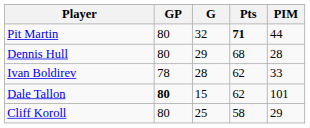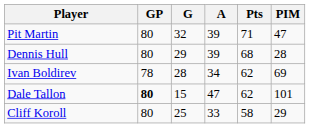+ column: (221, 14)
(239, 34) bold -> (247, 34) normal
(276, 34) 44 -> (280, 34) 47
(276, 73) 33 -> (280, 73) 69
